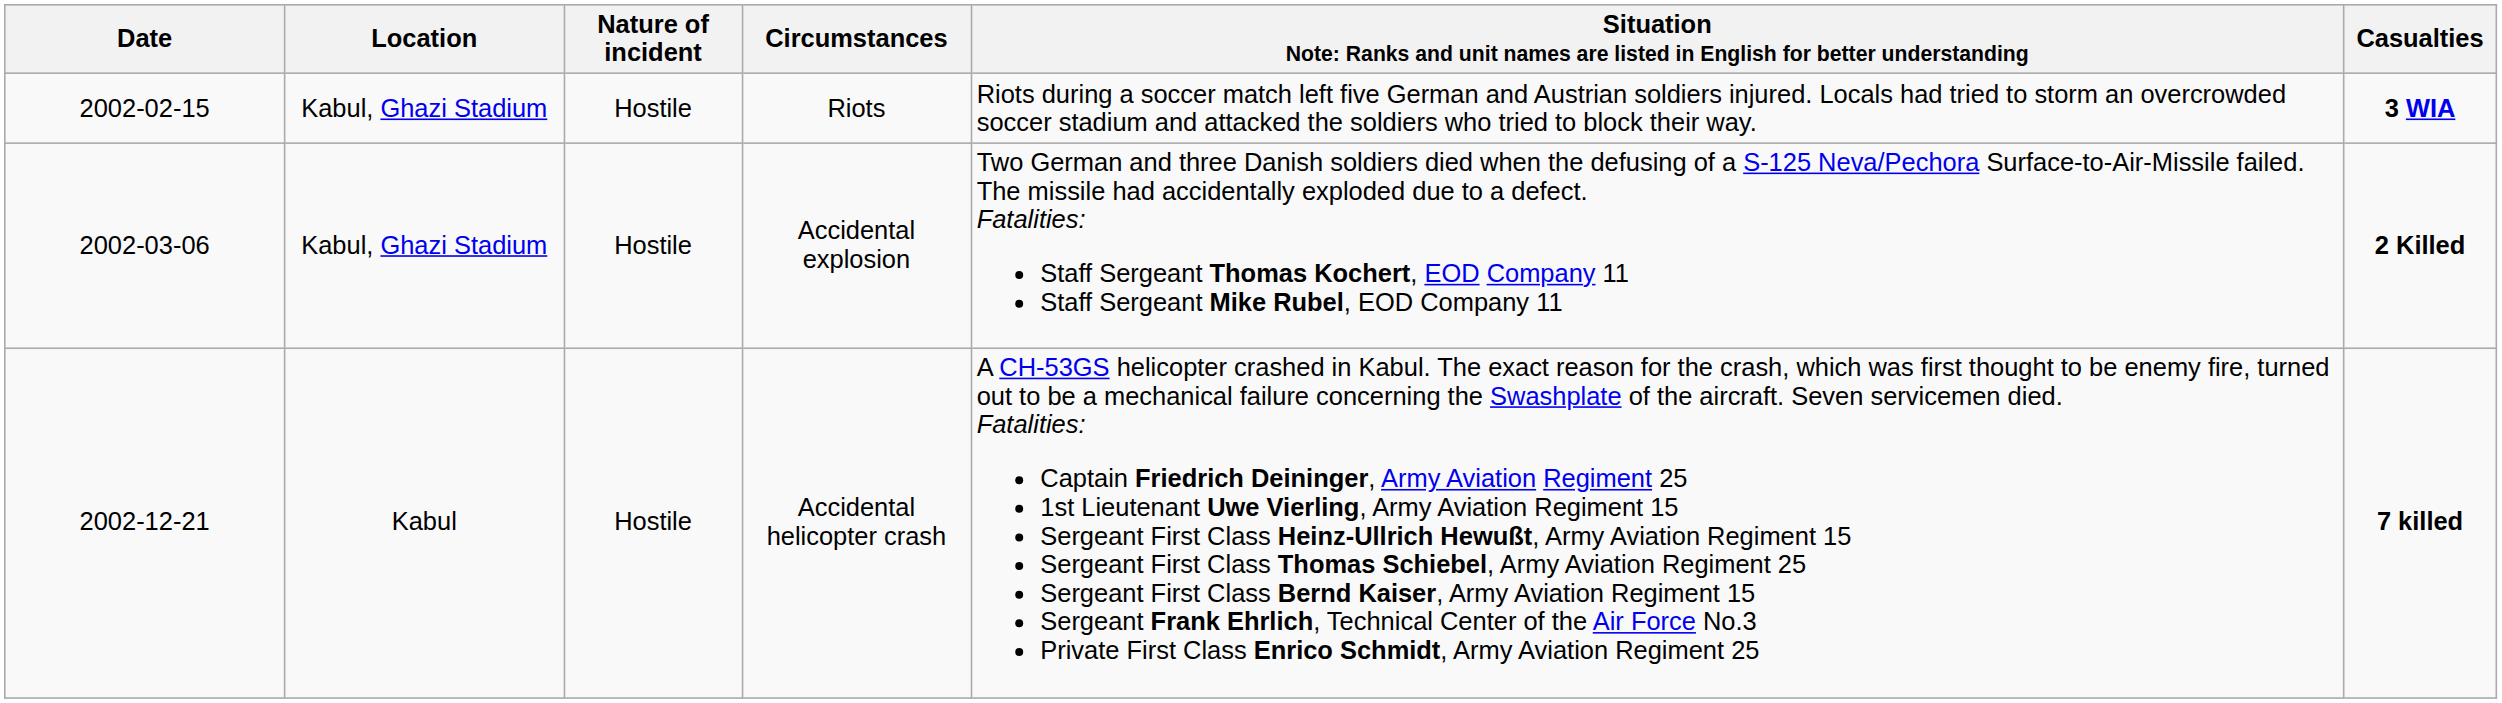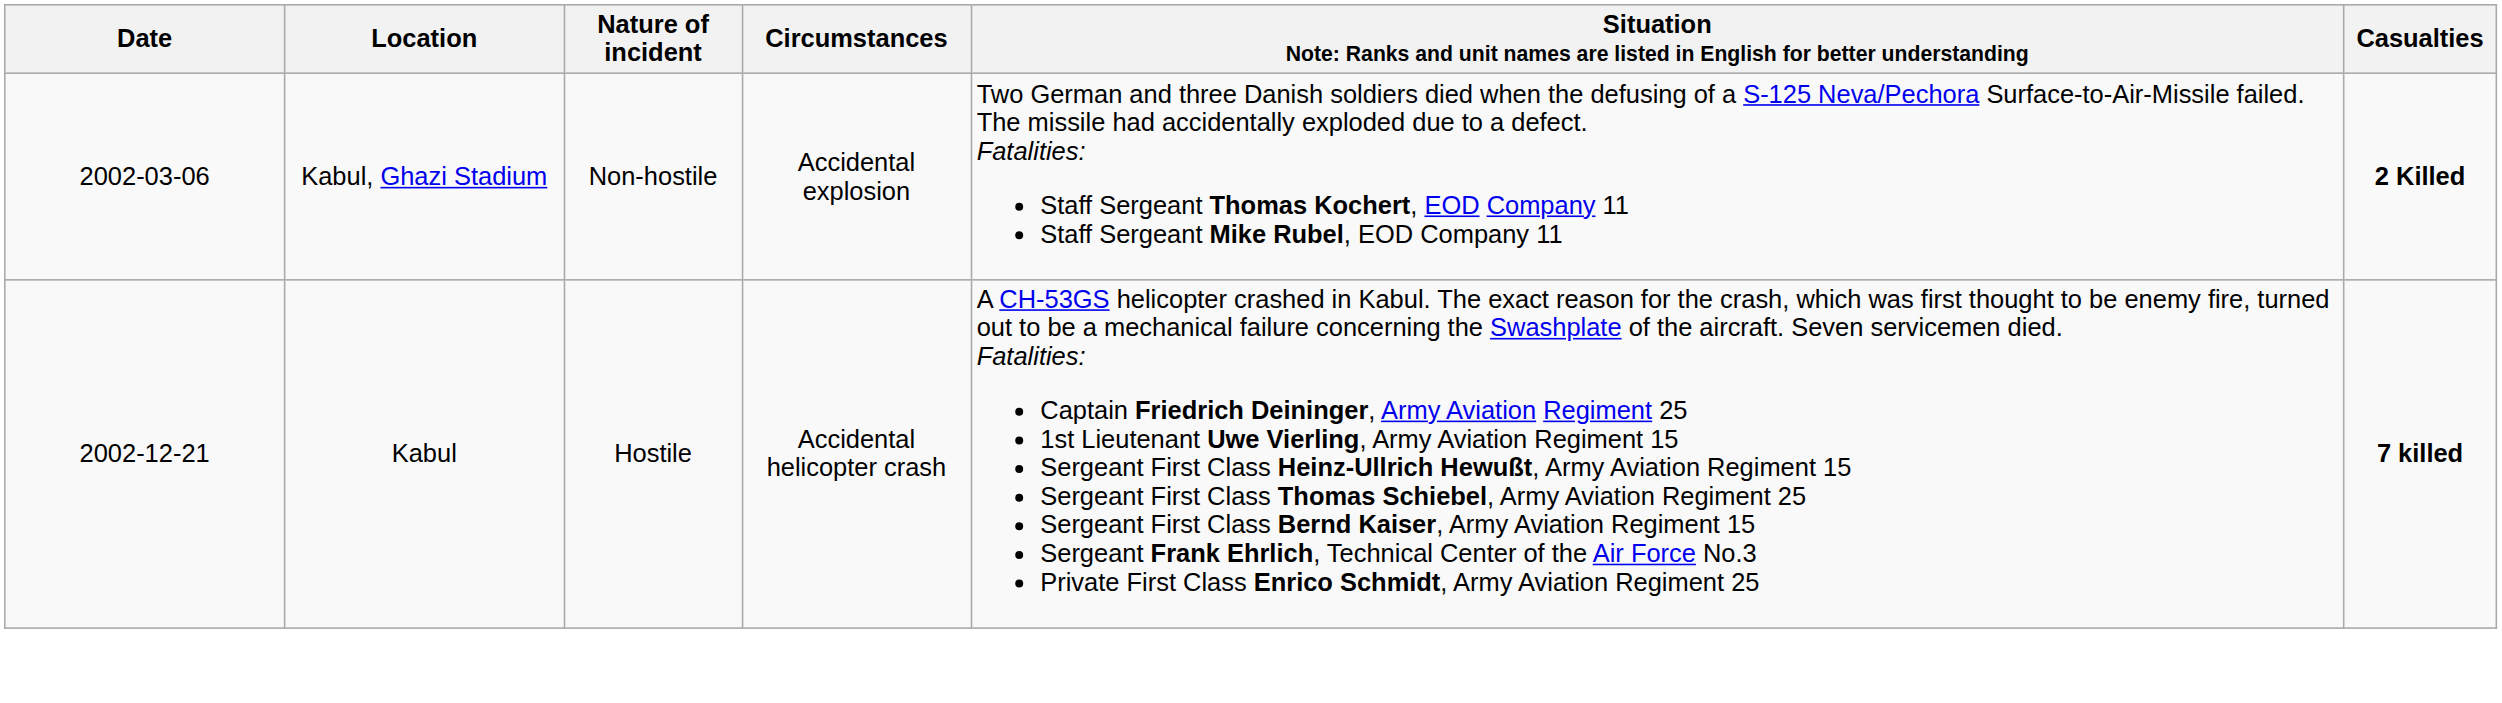- row: (856, 107)
(653, 245) Hostile -> (653, 176) Non-hostile
